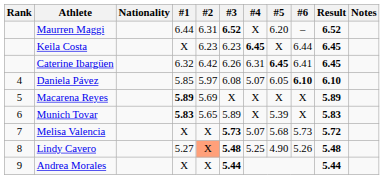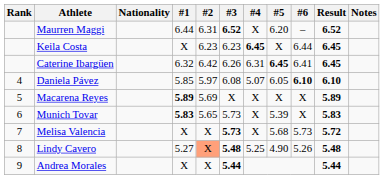(232, 115) 5.89 -> (232, 115) 5.73
(255, 132) 5.07 -> (255, 132) X
